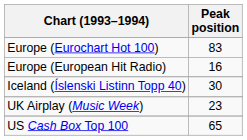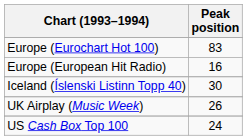(215, 106) 23 -> (215, 106) 26
(215, 125) 65 -> (215, 125) 24
